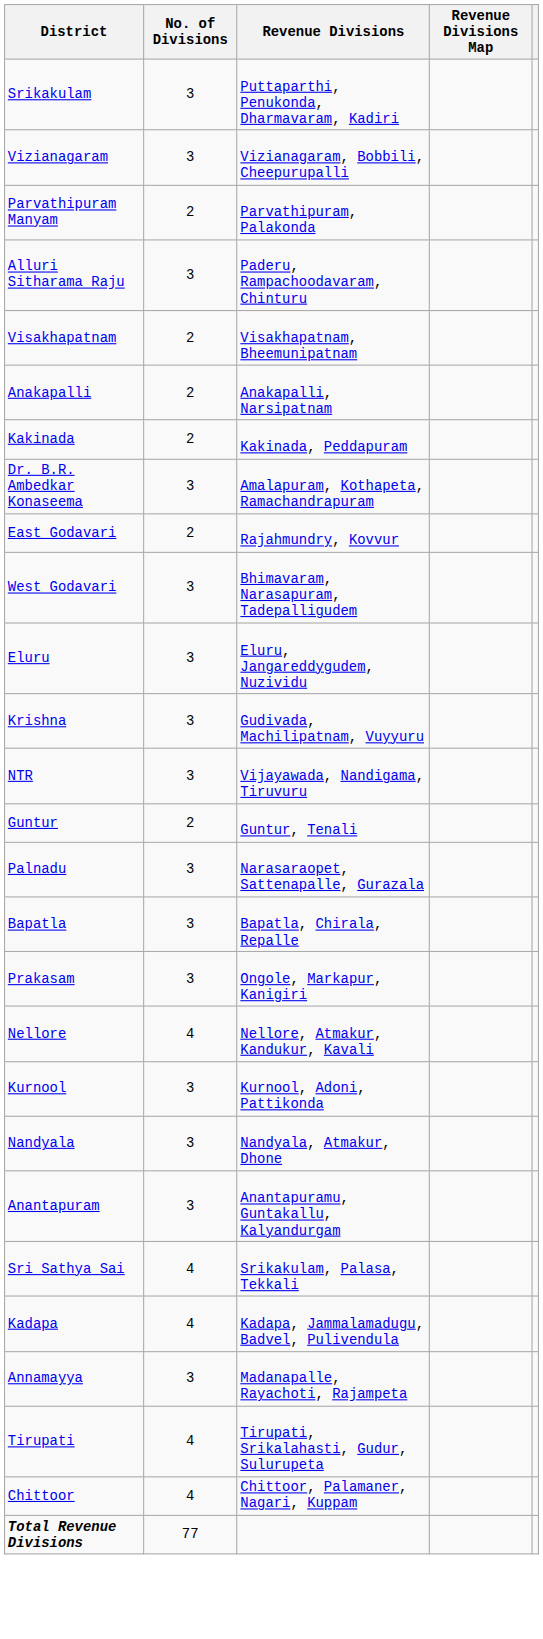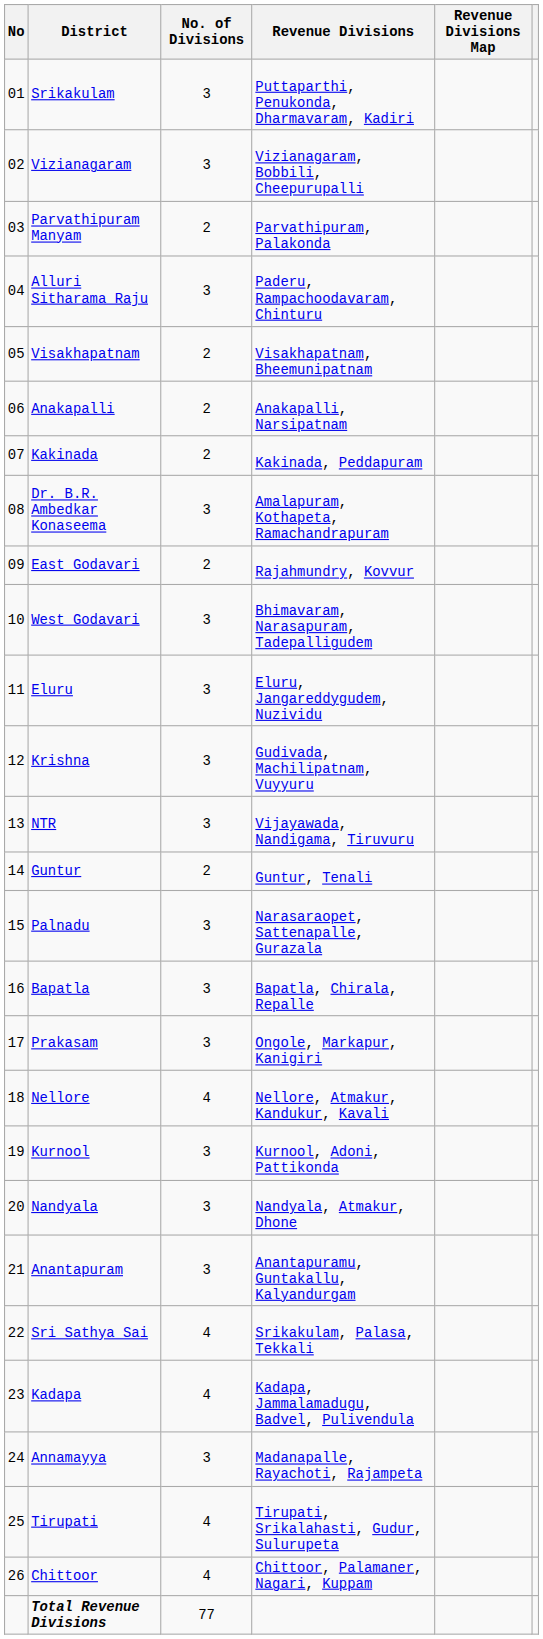+ column: (16, 32)
